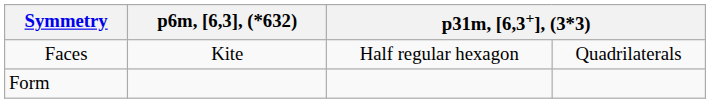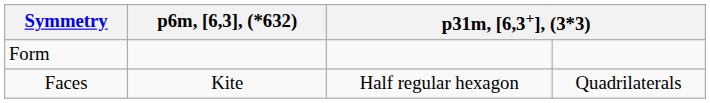rows swapped: (29, 83) <-> (66, 54)
